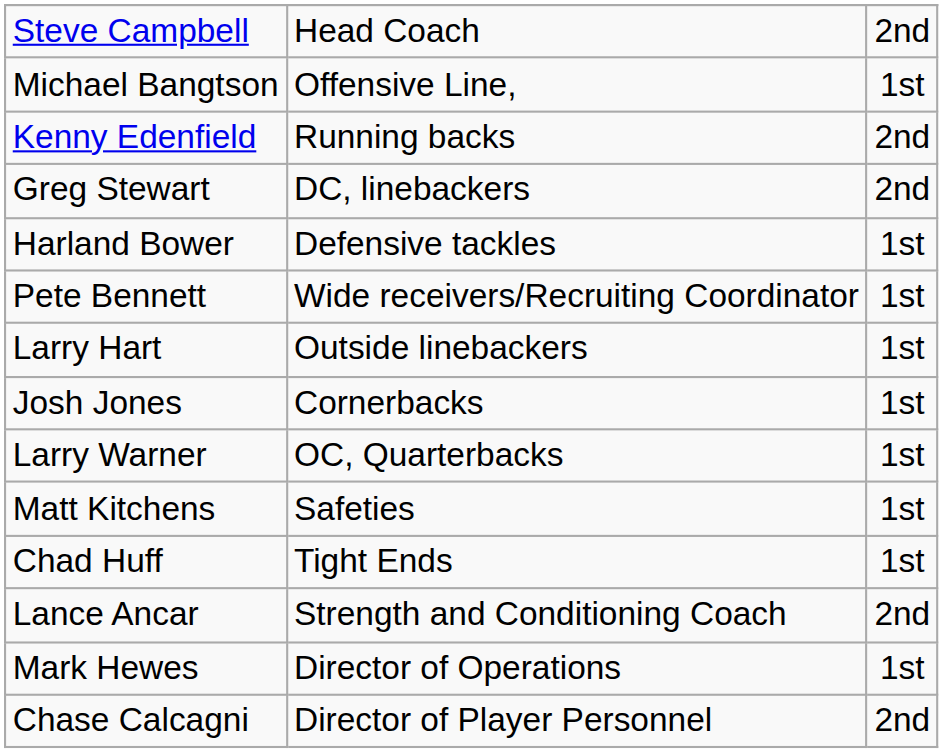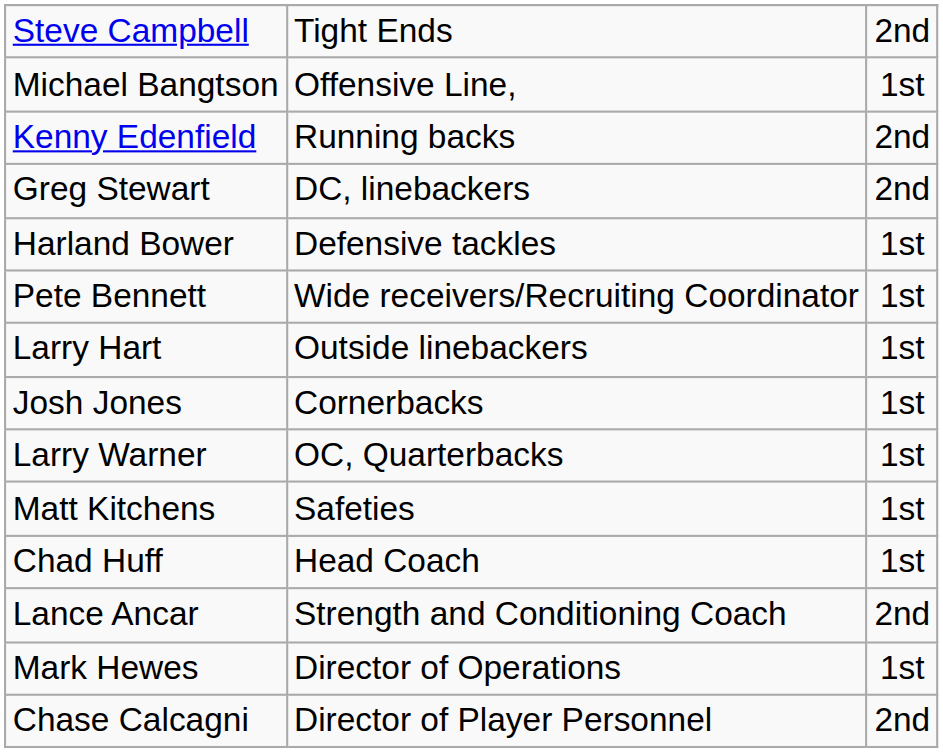(387, 31) Head Coach -> (373, 31) Tight Ends
(373, 561) Tight Ends -> (387, 561) Head Coach
